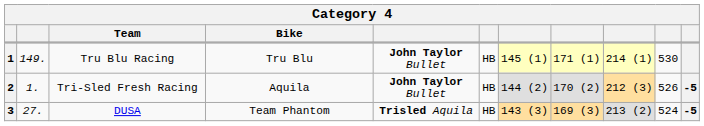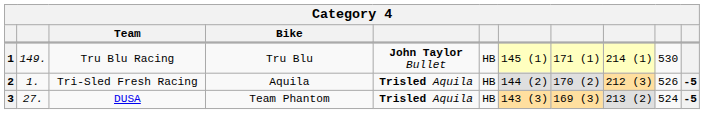(426, 88) John Taylor Bullet -> (426, 82) Trisled Aquila
